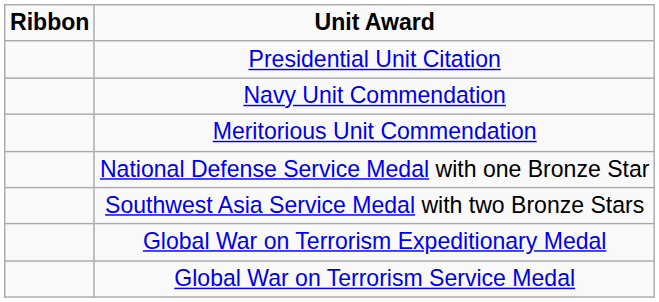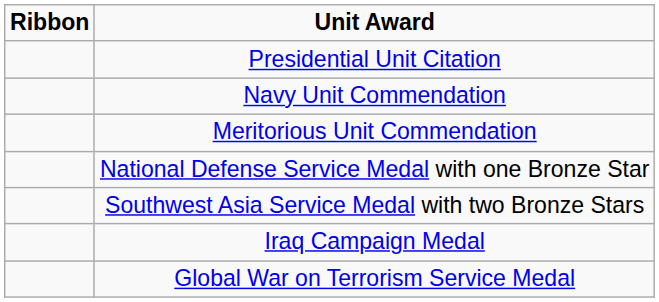+ row: (375, 242)
- row: (375, 242)
